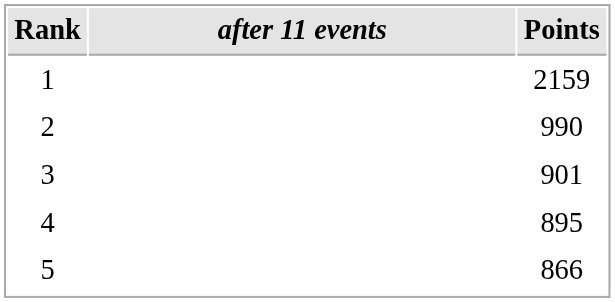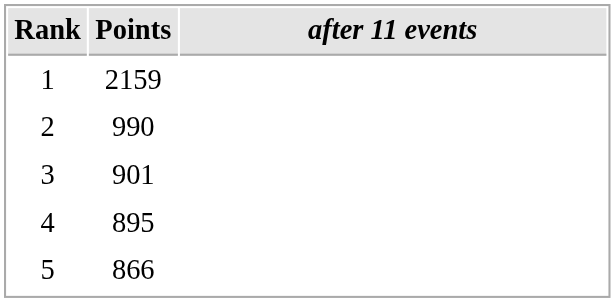columns swapped: (302, 30) <-> (562, 30)
